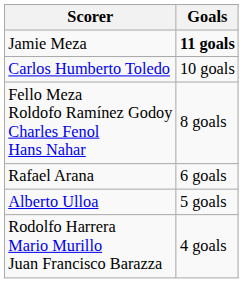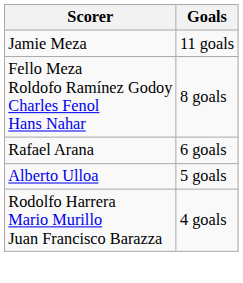(207, 43) bold -> (207, 43) normal
- row: (89, 69)
